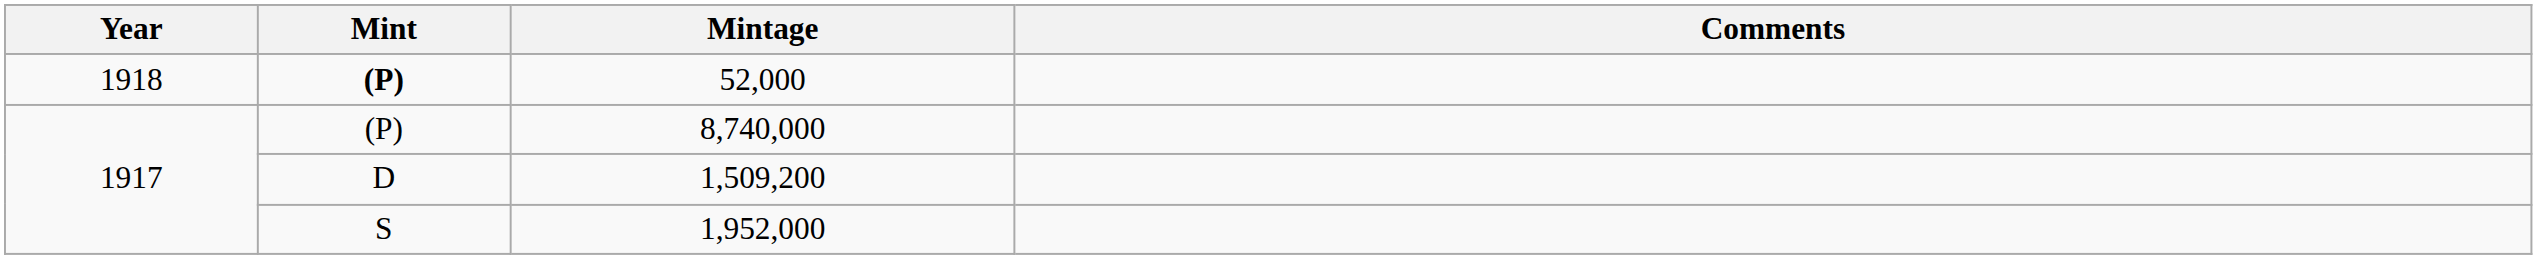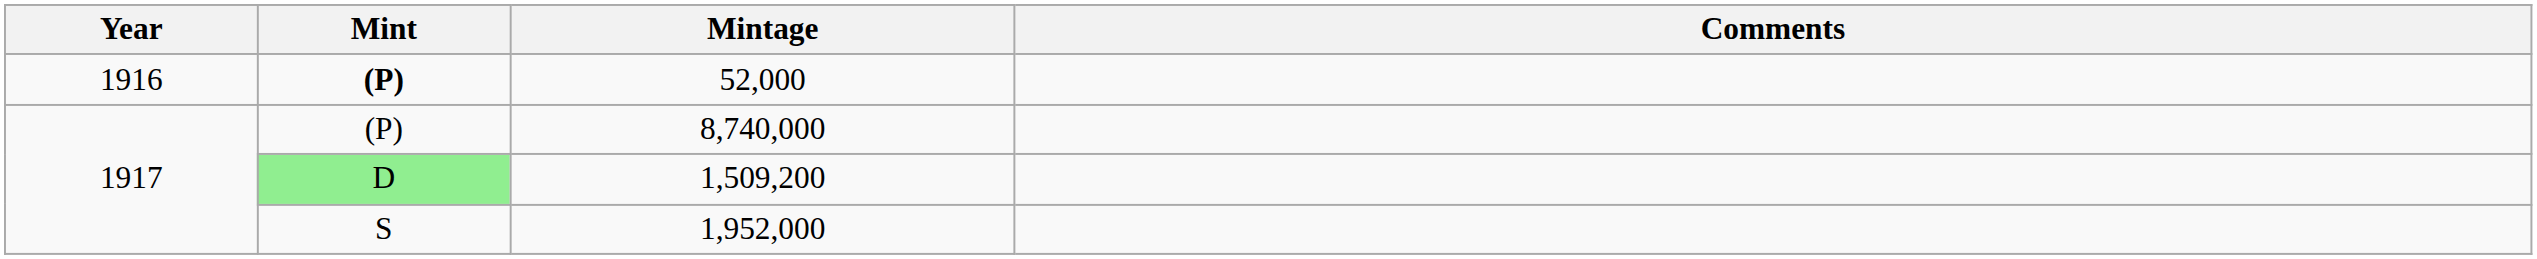(131, 79) 1918 -> (131, 79) 1916
(384, 178) no background -> (384, 178) lightgreen background
